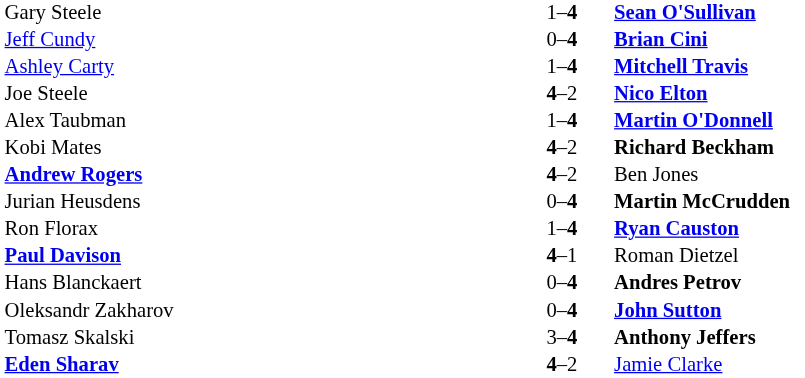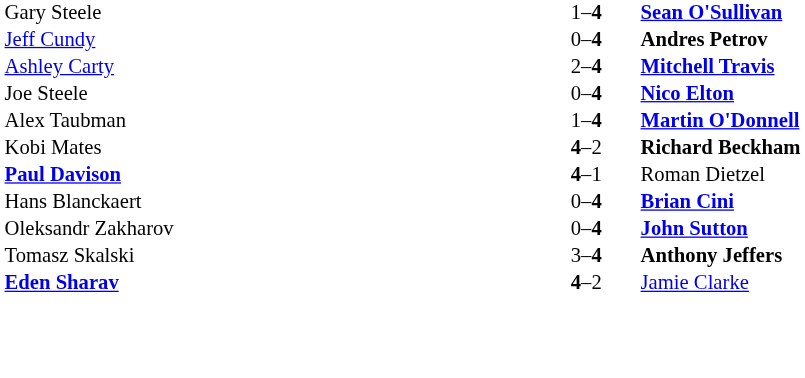(661, 39) Brian Cini -> (704, 39) Andres Petrov
(562, 66) 1–4 -> (586, 66) 2–4
(562, 93) 4–2 -> (586, 93) 0–4
- row: (73, 174)
- row: (73, 201)
- row: (51, 228)
(678, 282) Andres Petrov -> (687, 201) Brian Cini
